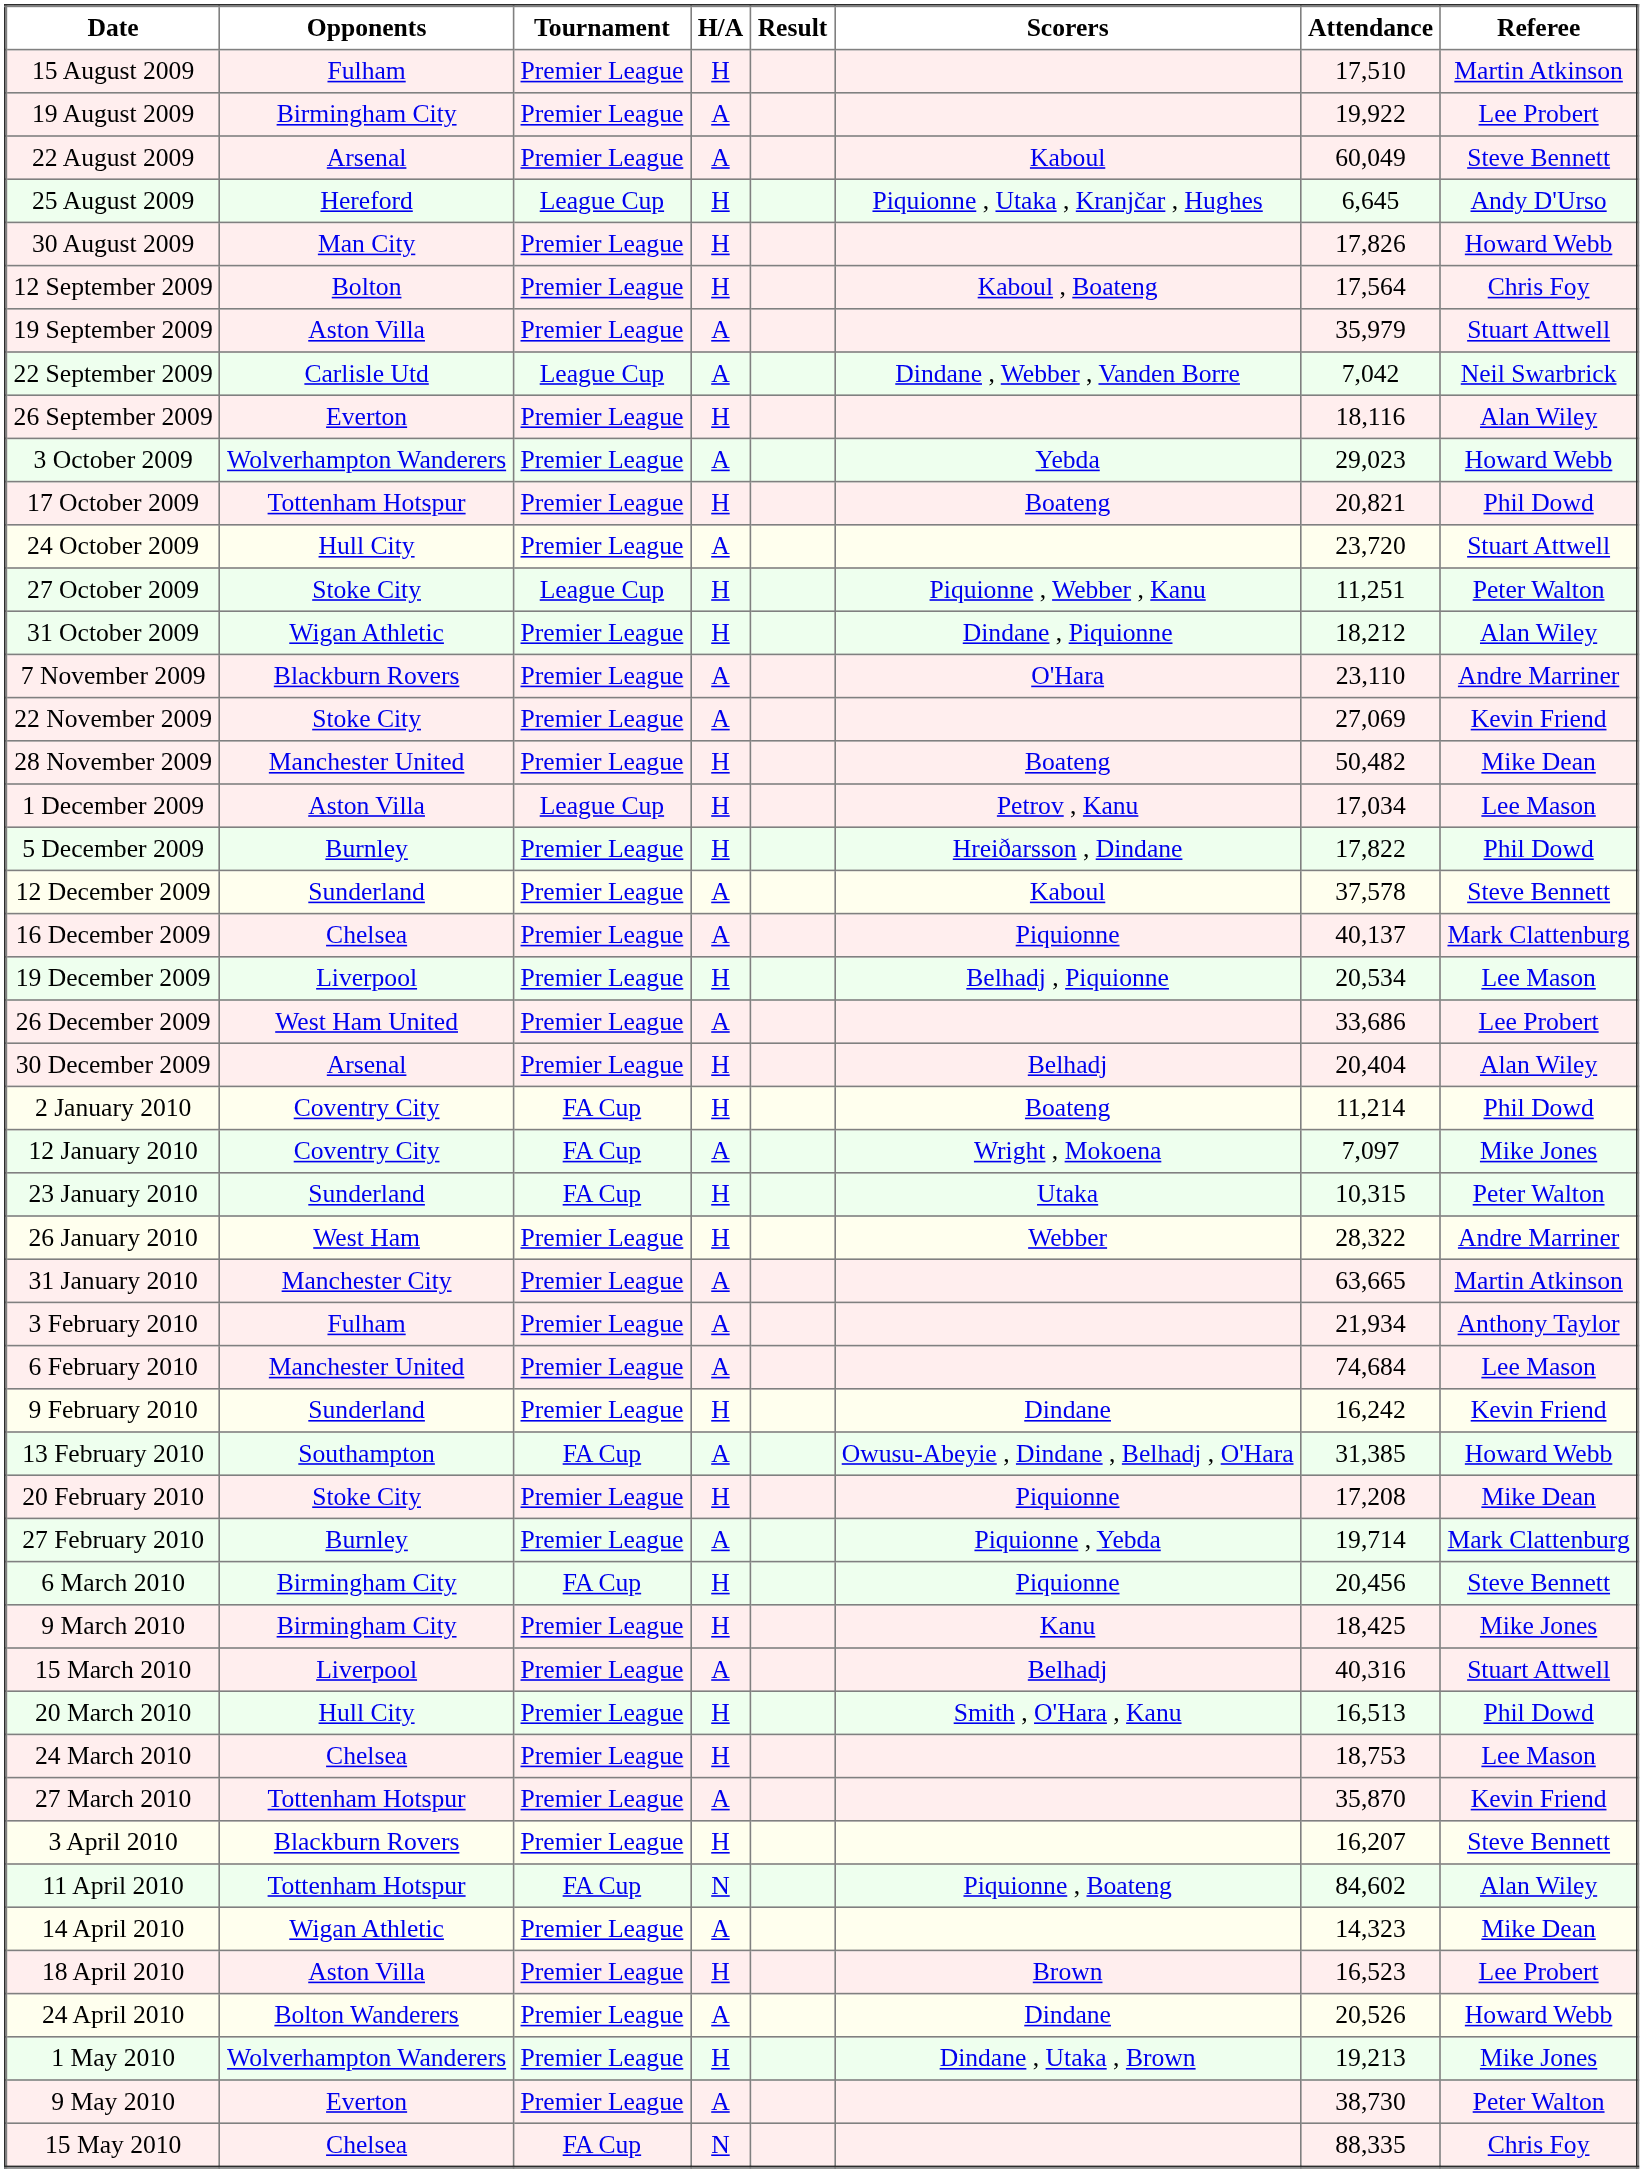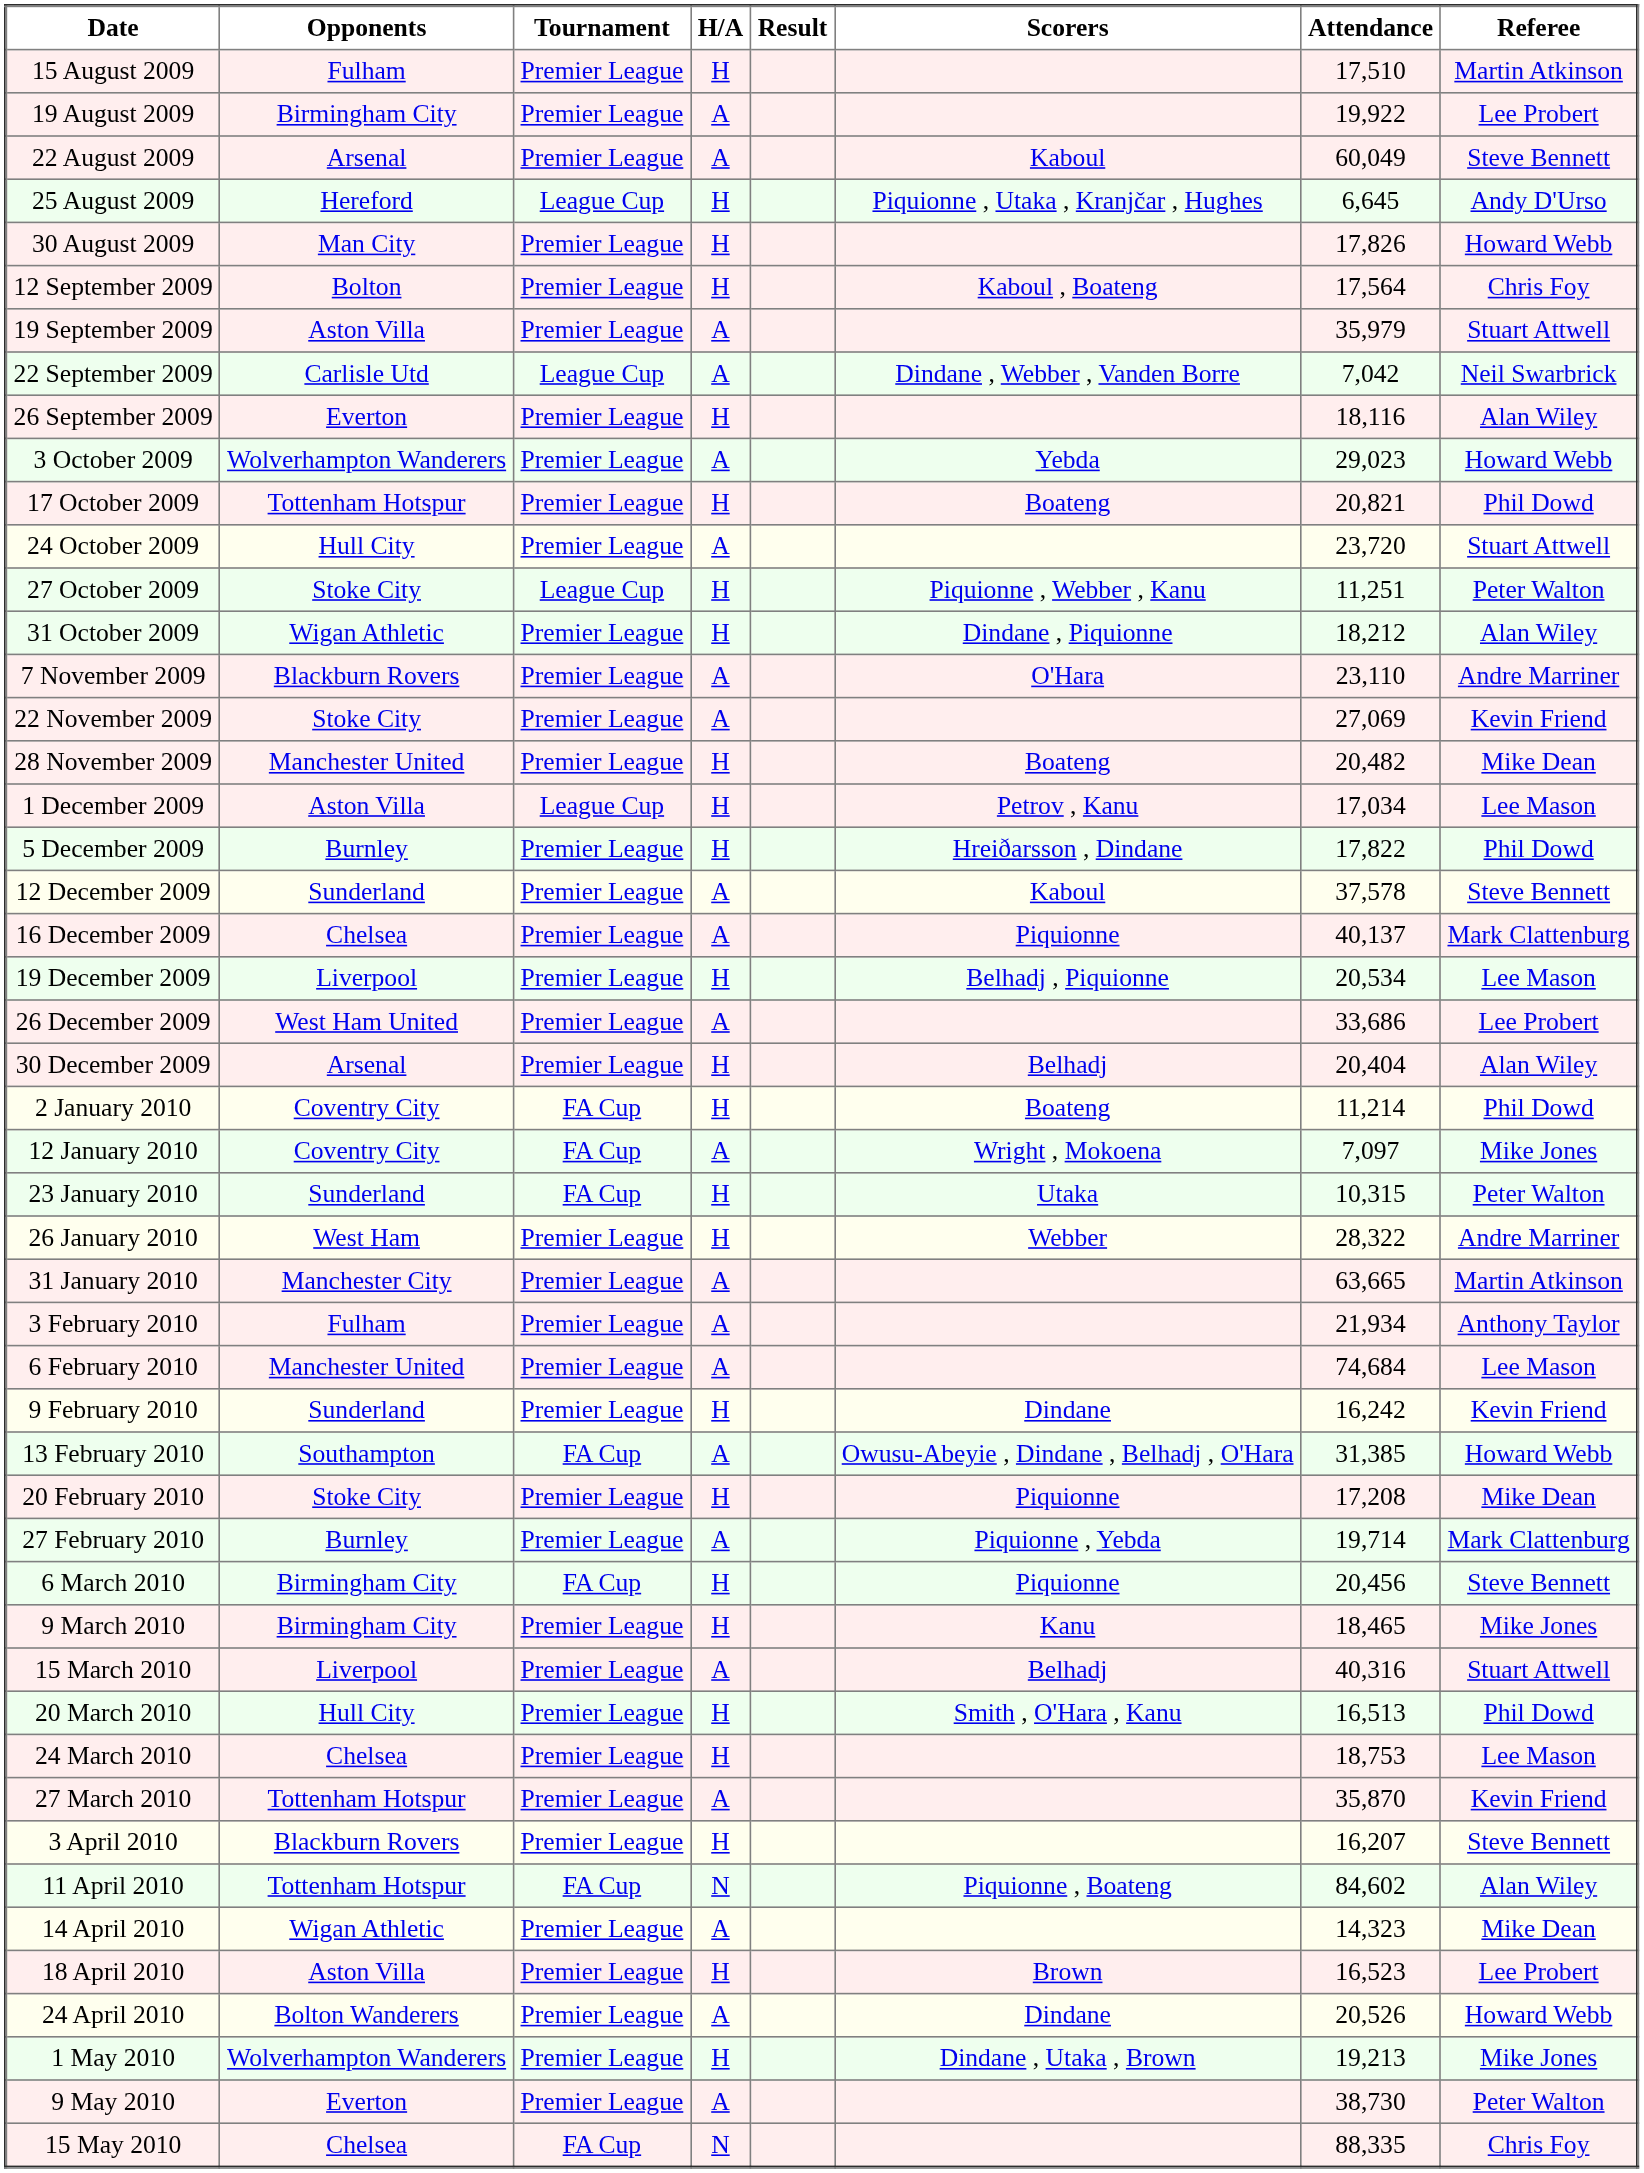(1371, 762) 50,482 -> (1371, 762) 20,482
(1371, 1626) 18,425 -> (1371, 1626) 18,465
